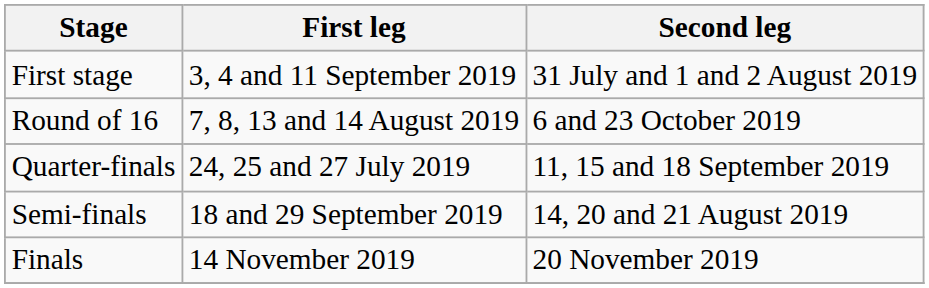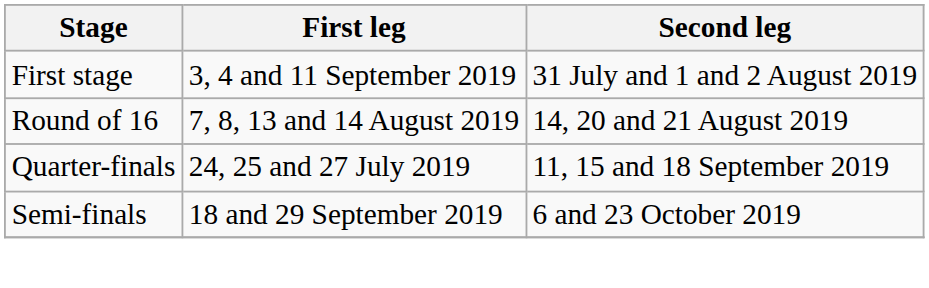(667, 120) 6 and 23 October 2019 -> (690, 120) 14, 20 and 21 August 2019
(690, 213) 14, 20 and 21 August 2019 -> (667, 213) 6 and 23 October 2019
- row: (47, 259)
